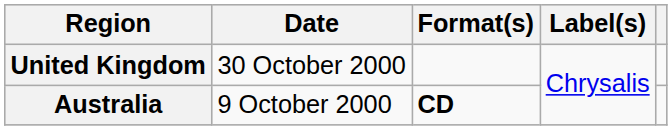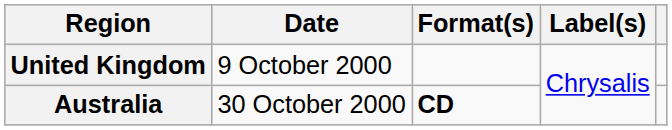(312, 64) 30 October 2000 -> (305, 64) 9 October 2000
(305, 104) 9 October 2000 -> (312, 104) 30 October 2000
